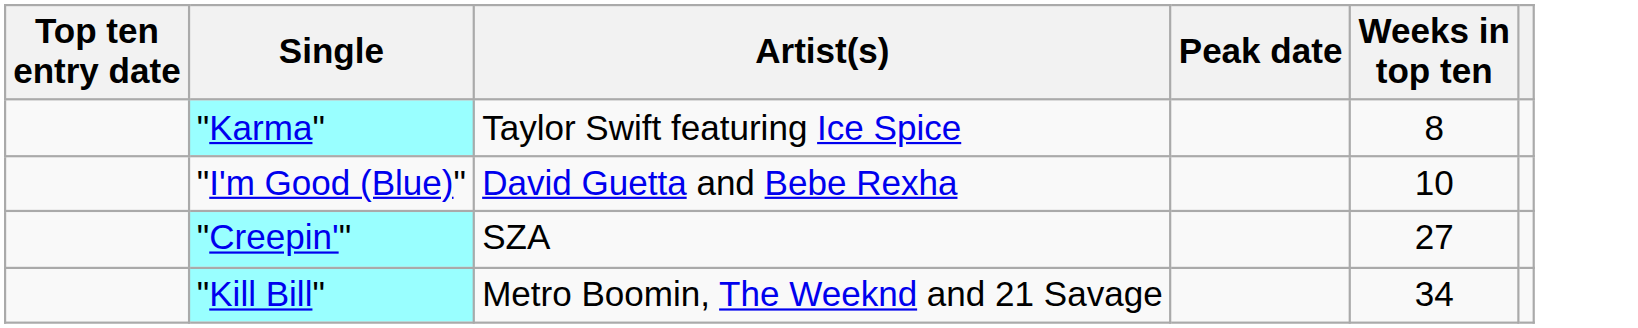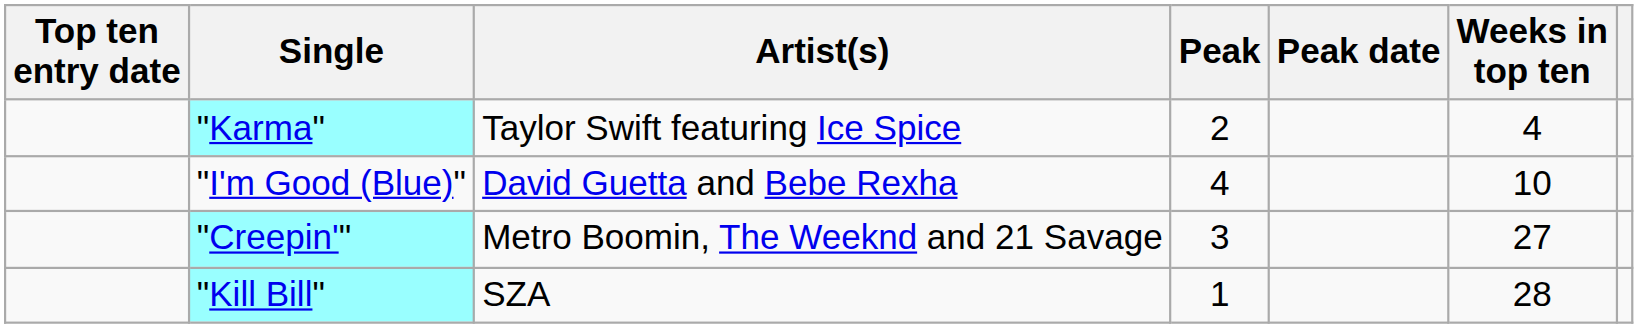+ column: (1220, 51)
(1434, 127) 8 -> (1532, 127) 4
(516, 238) SZA -> (822, 238) Metro Boomin, The Weeknd and 21 Savage
(822, 293) Metro Boomin, The Weeknd and 21 Savage -> (516, 293) SZA
(1434, 293) 34 -> (1532, 293) 28
